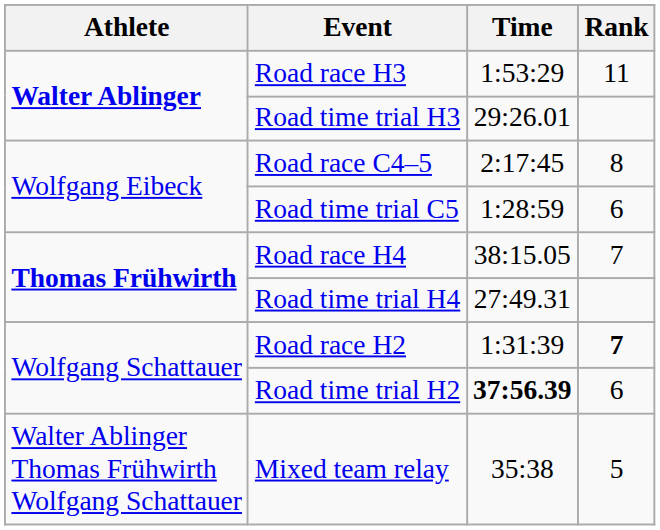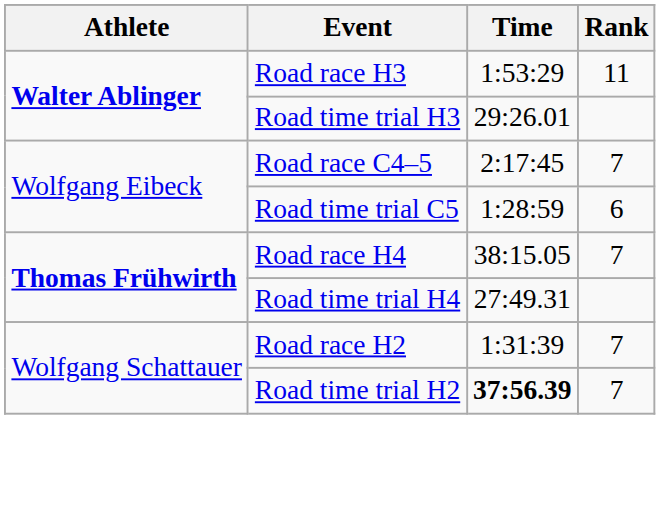(617, 163) 8 -> (617, 163) 7
(617, 345) bold -> (617, 345) normal
(617, 390) 6 -> (617, 390) 7
- row: (352, 468)
